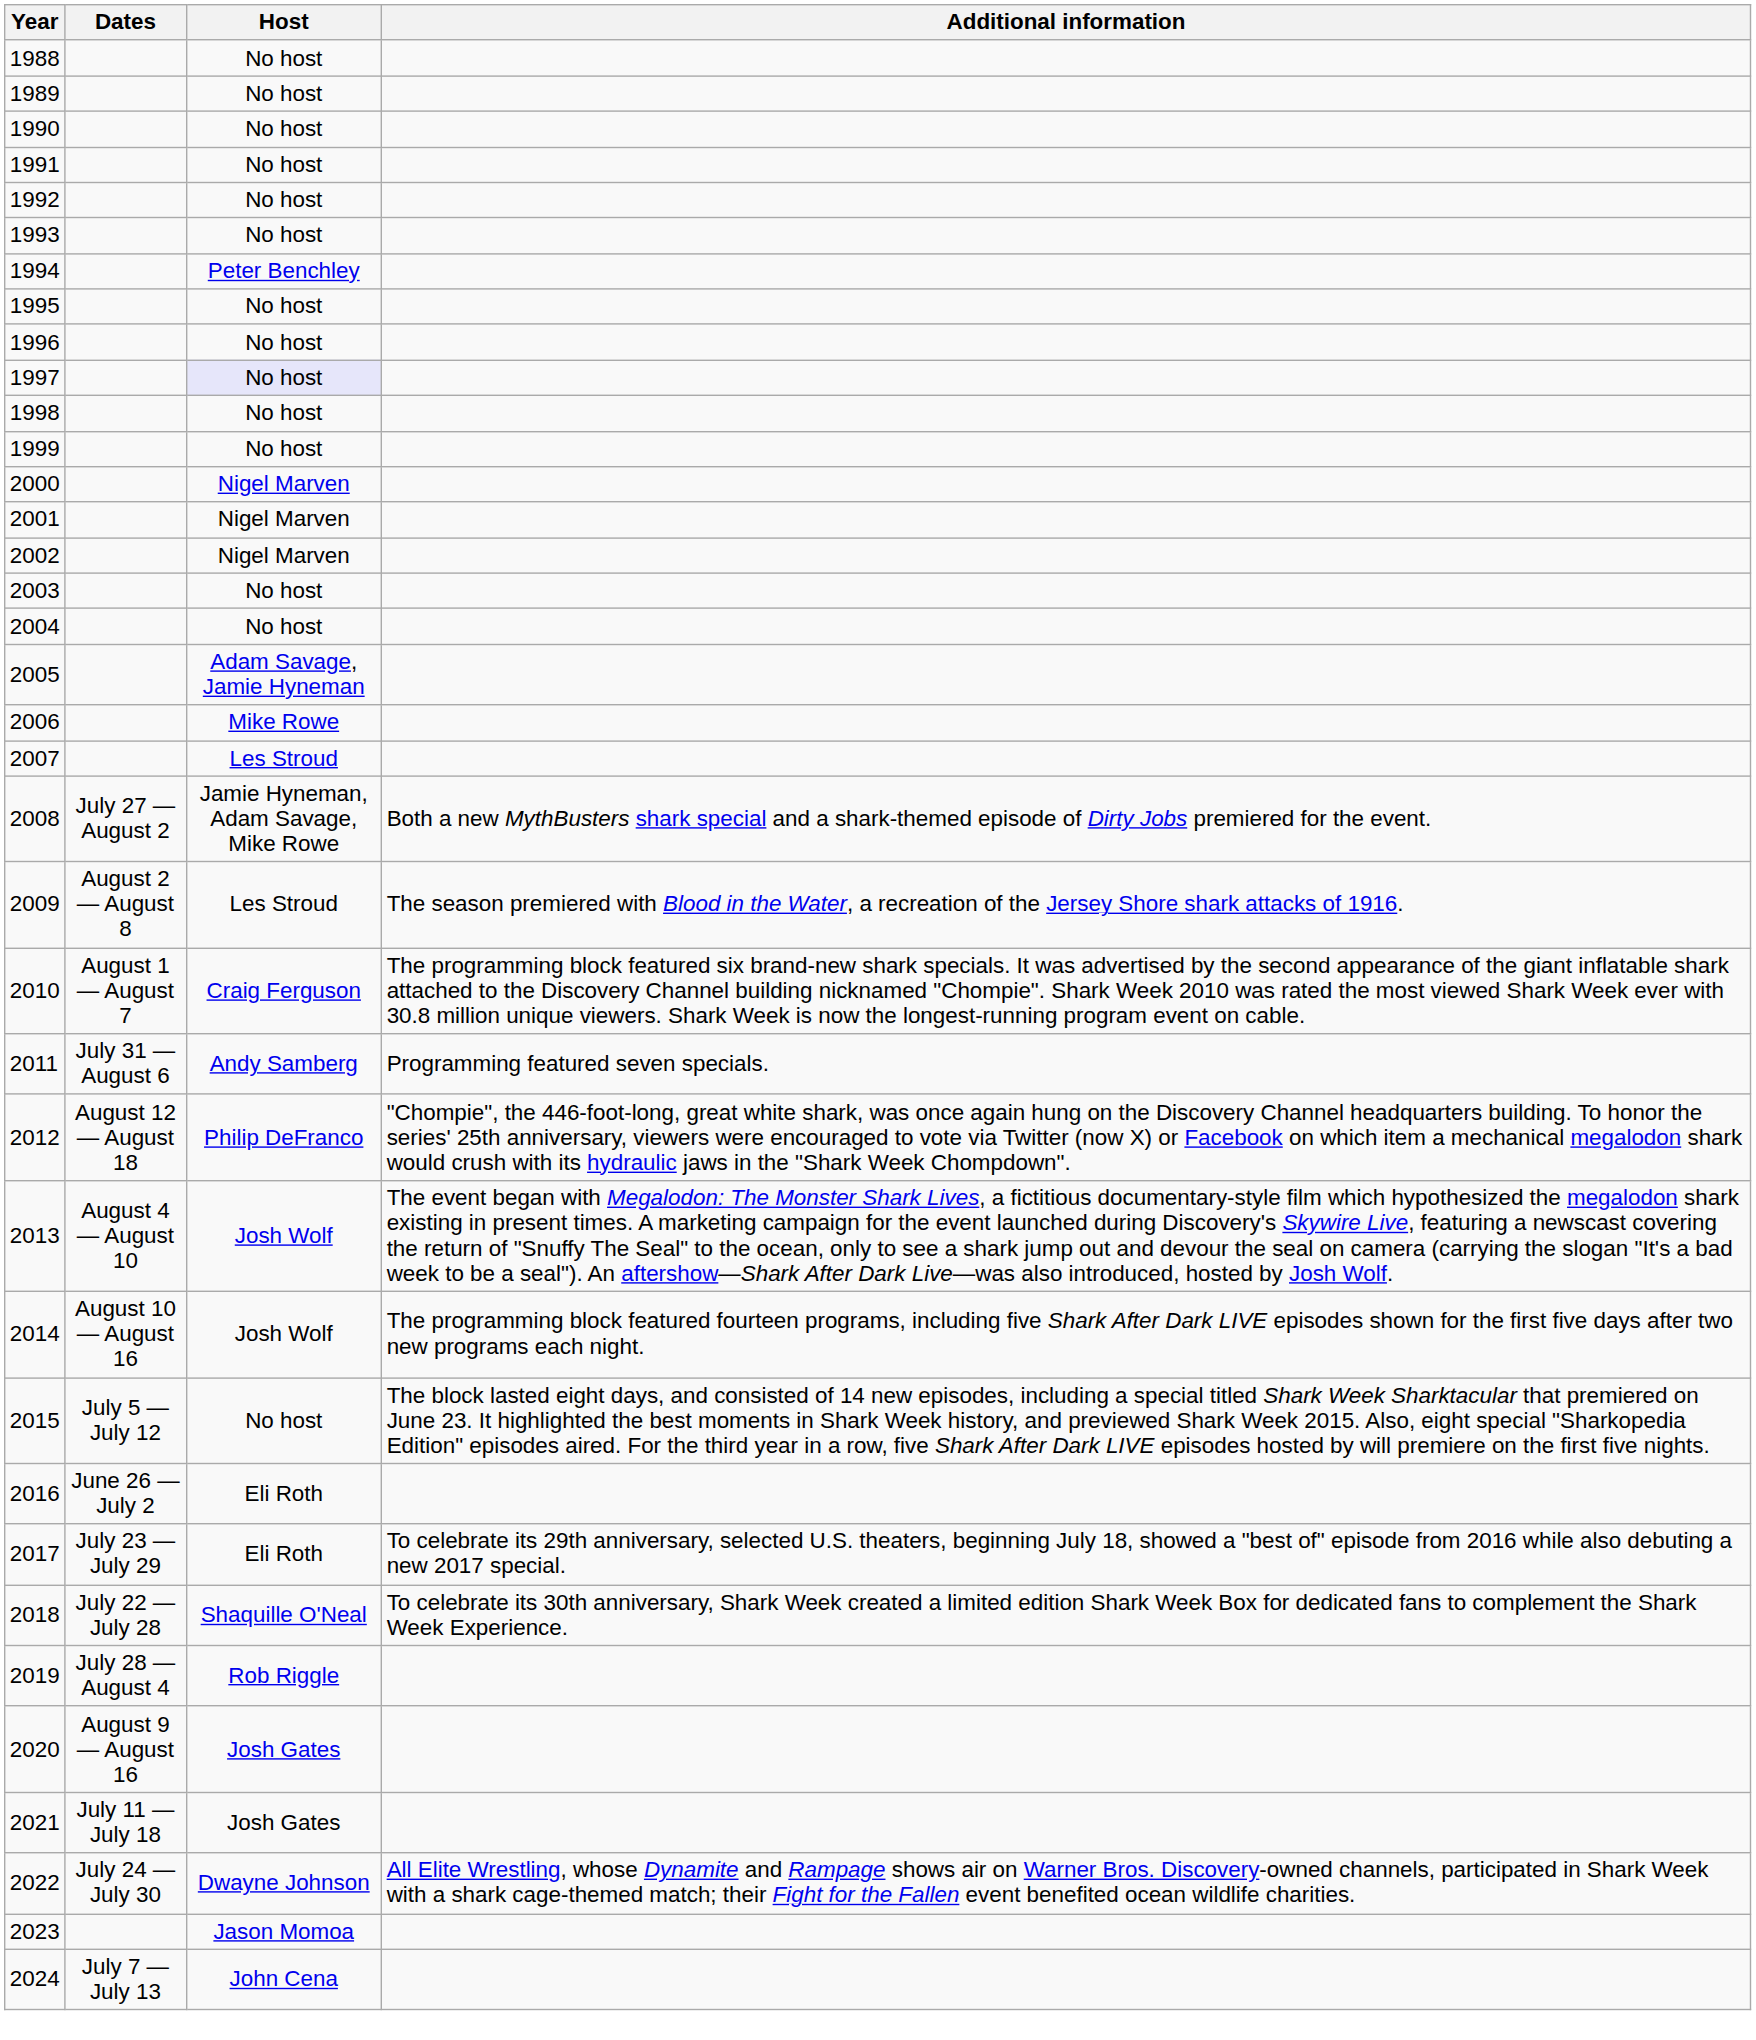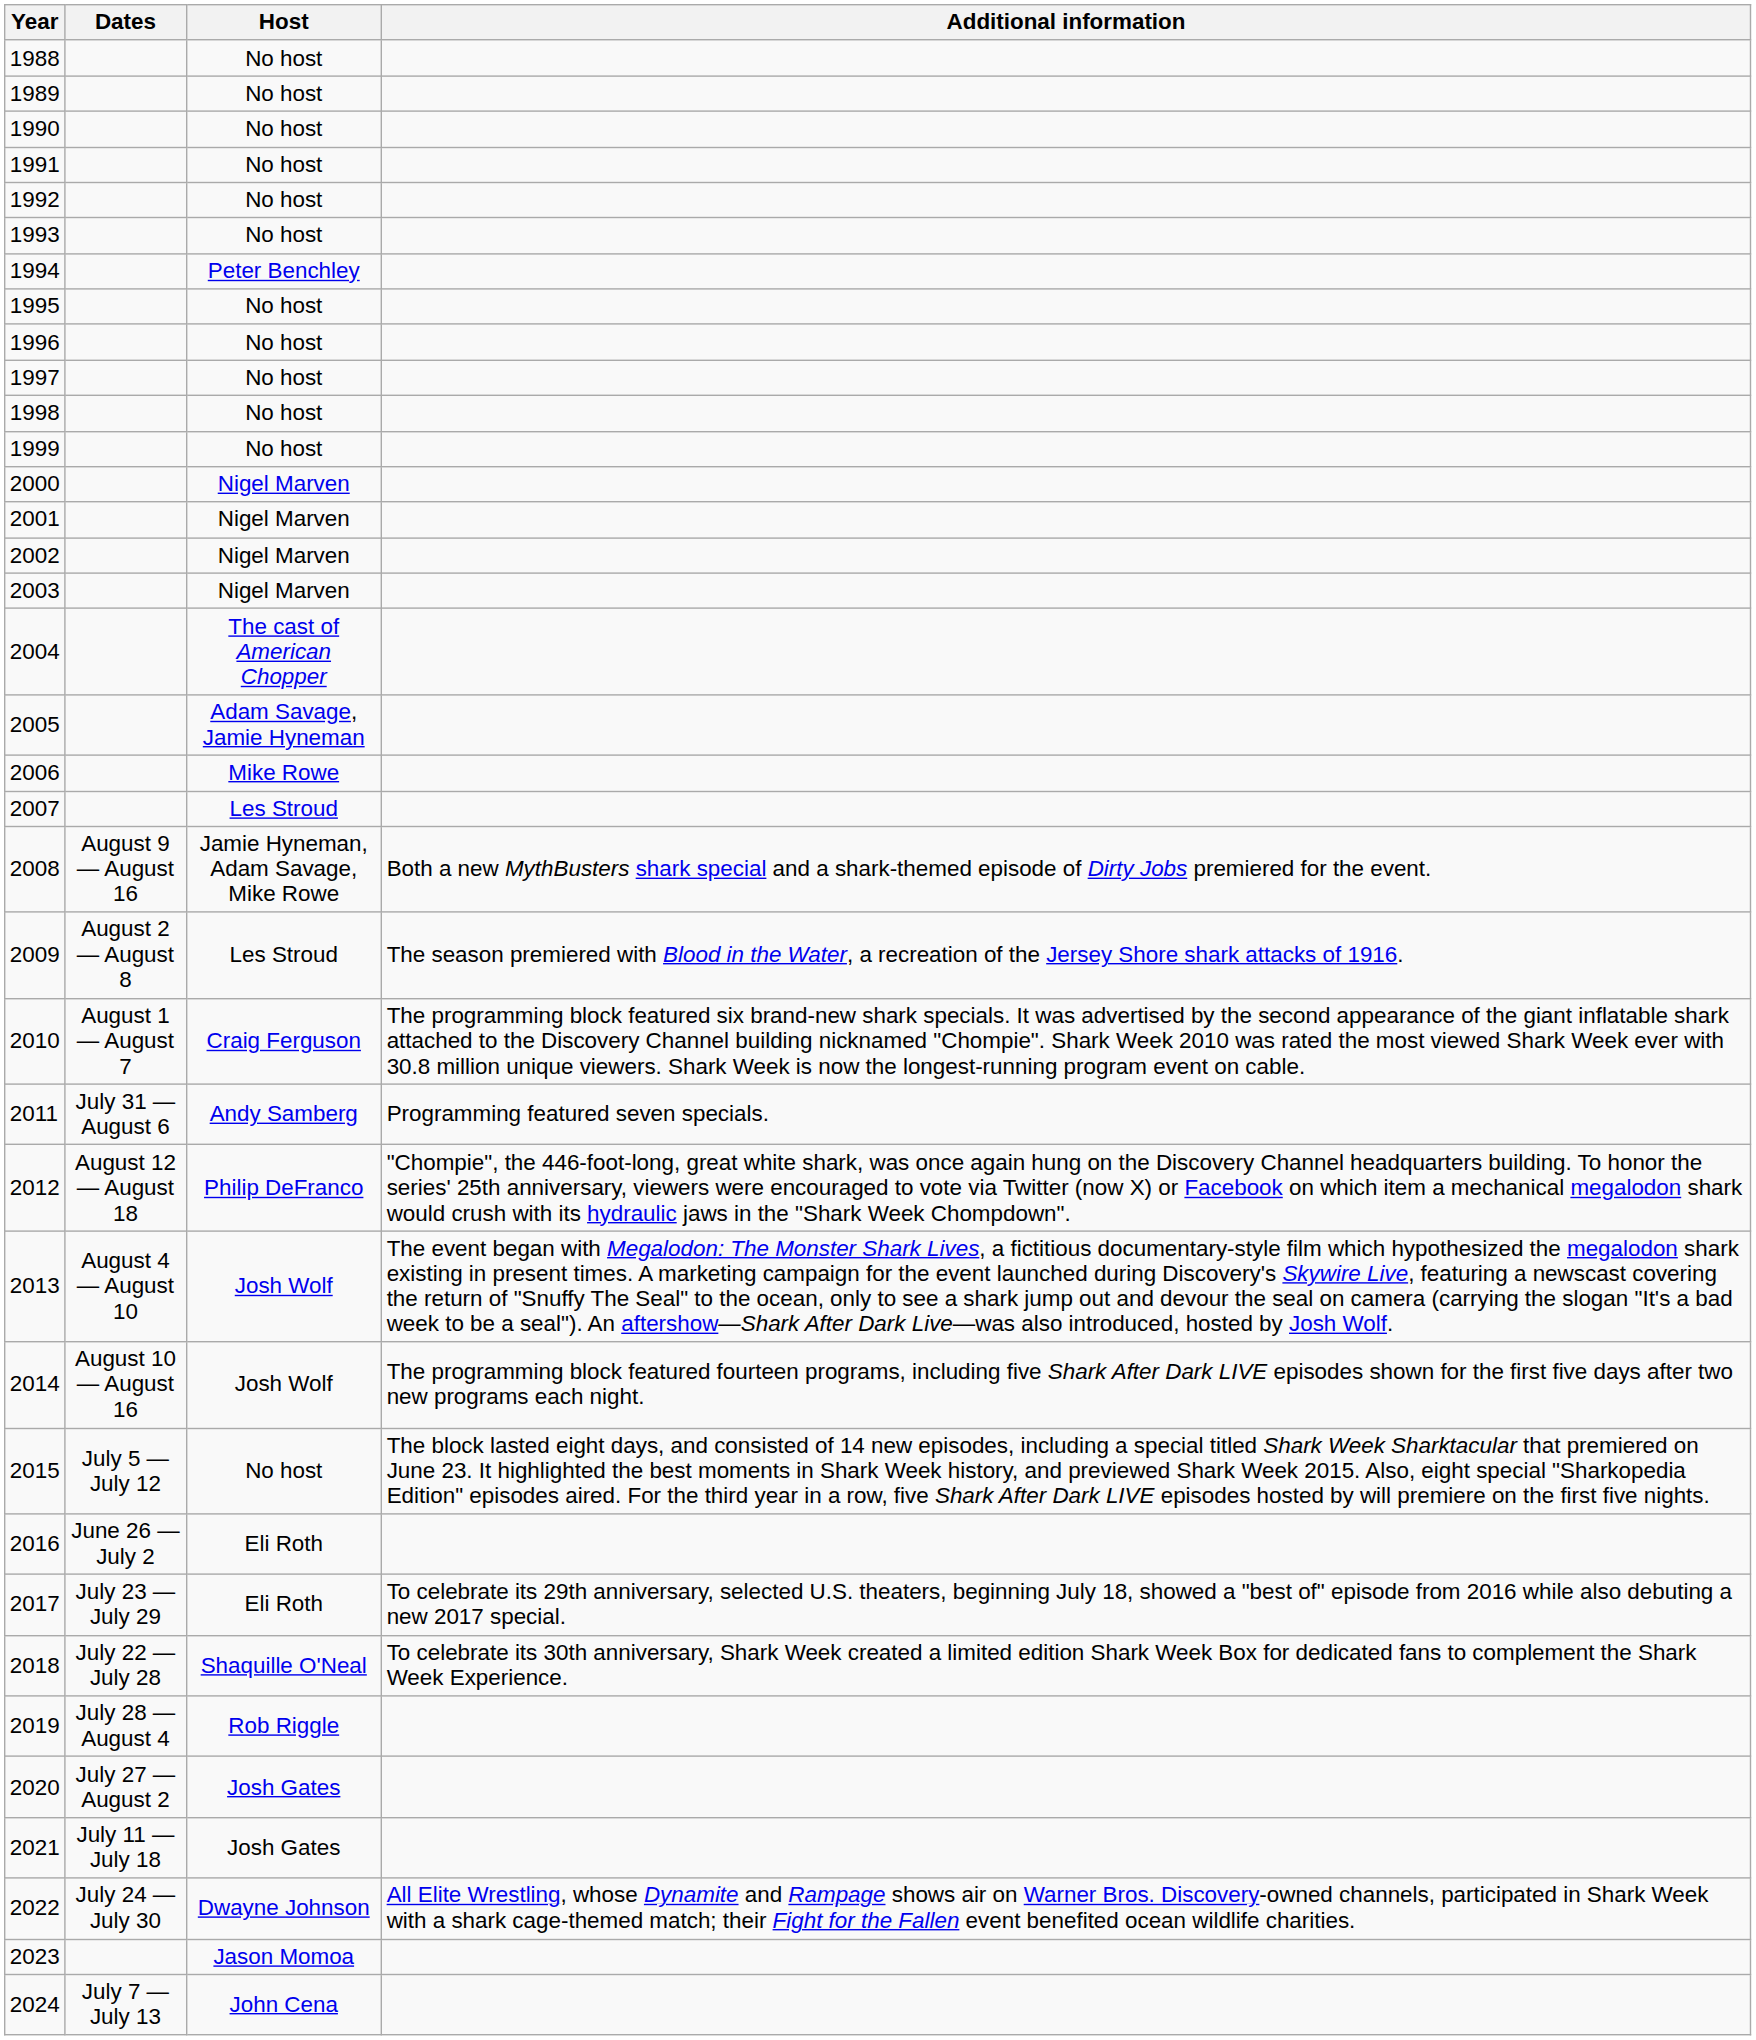(284, 377) lavender background -> (284, 377) no background
(284, 590) No host -> (284, 590) Nigel Marven
(284, 626) No host -> (284, 651) The cast of American Chopper
(125, 818) July 27 — August 2 -> (125, 869) August 9 — August 16
(125, 1748) August 9 — August 16 -> (125, 1786) July 27 — August 2
